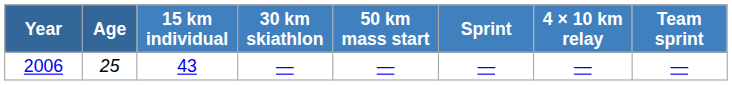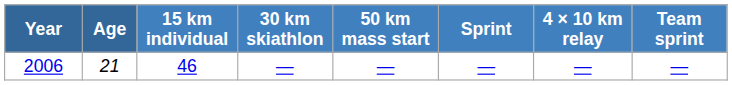(110, 66) 25 -> (110, 66) 21
(187, 66) 43 -> (187, 66) 46
